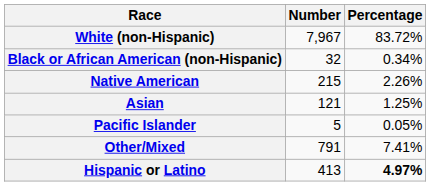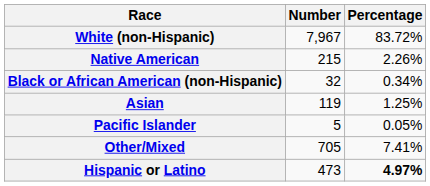rows swapped: (145, 59) <-> (145, 81)
(329, 103) 121 -> (330, 103) 119
(329, 147) 791 -> (329, 147) 705
(329, 170) 413 -> (329, 170) 473
